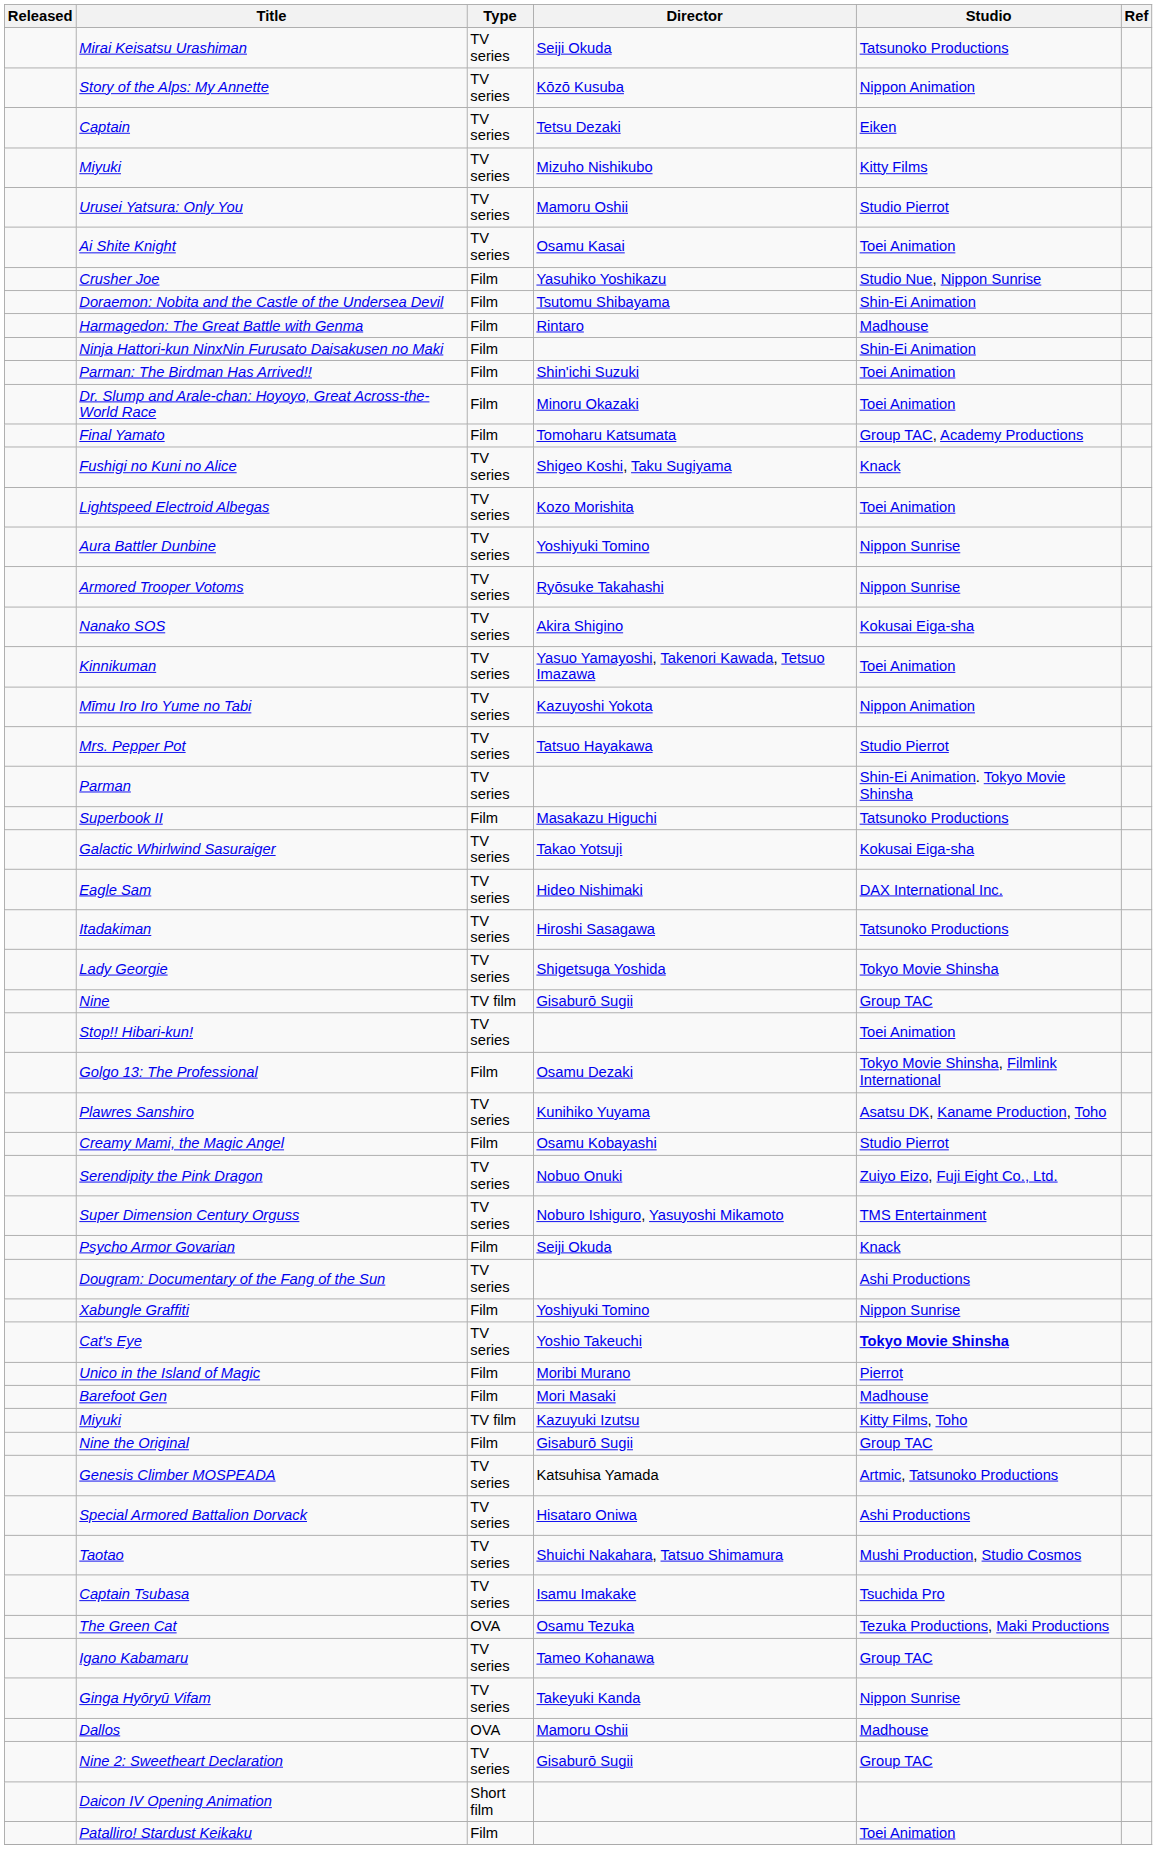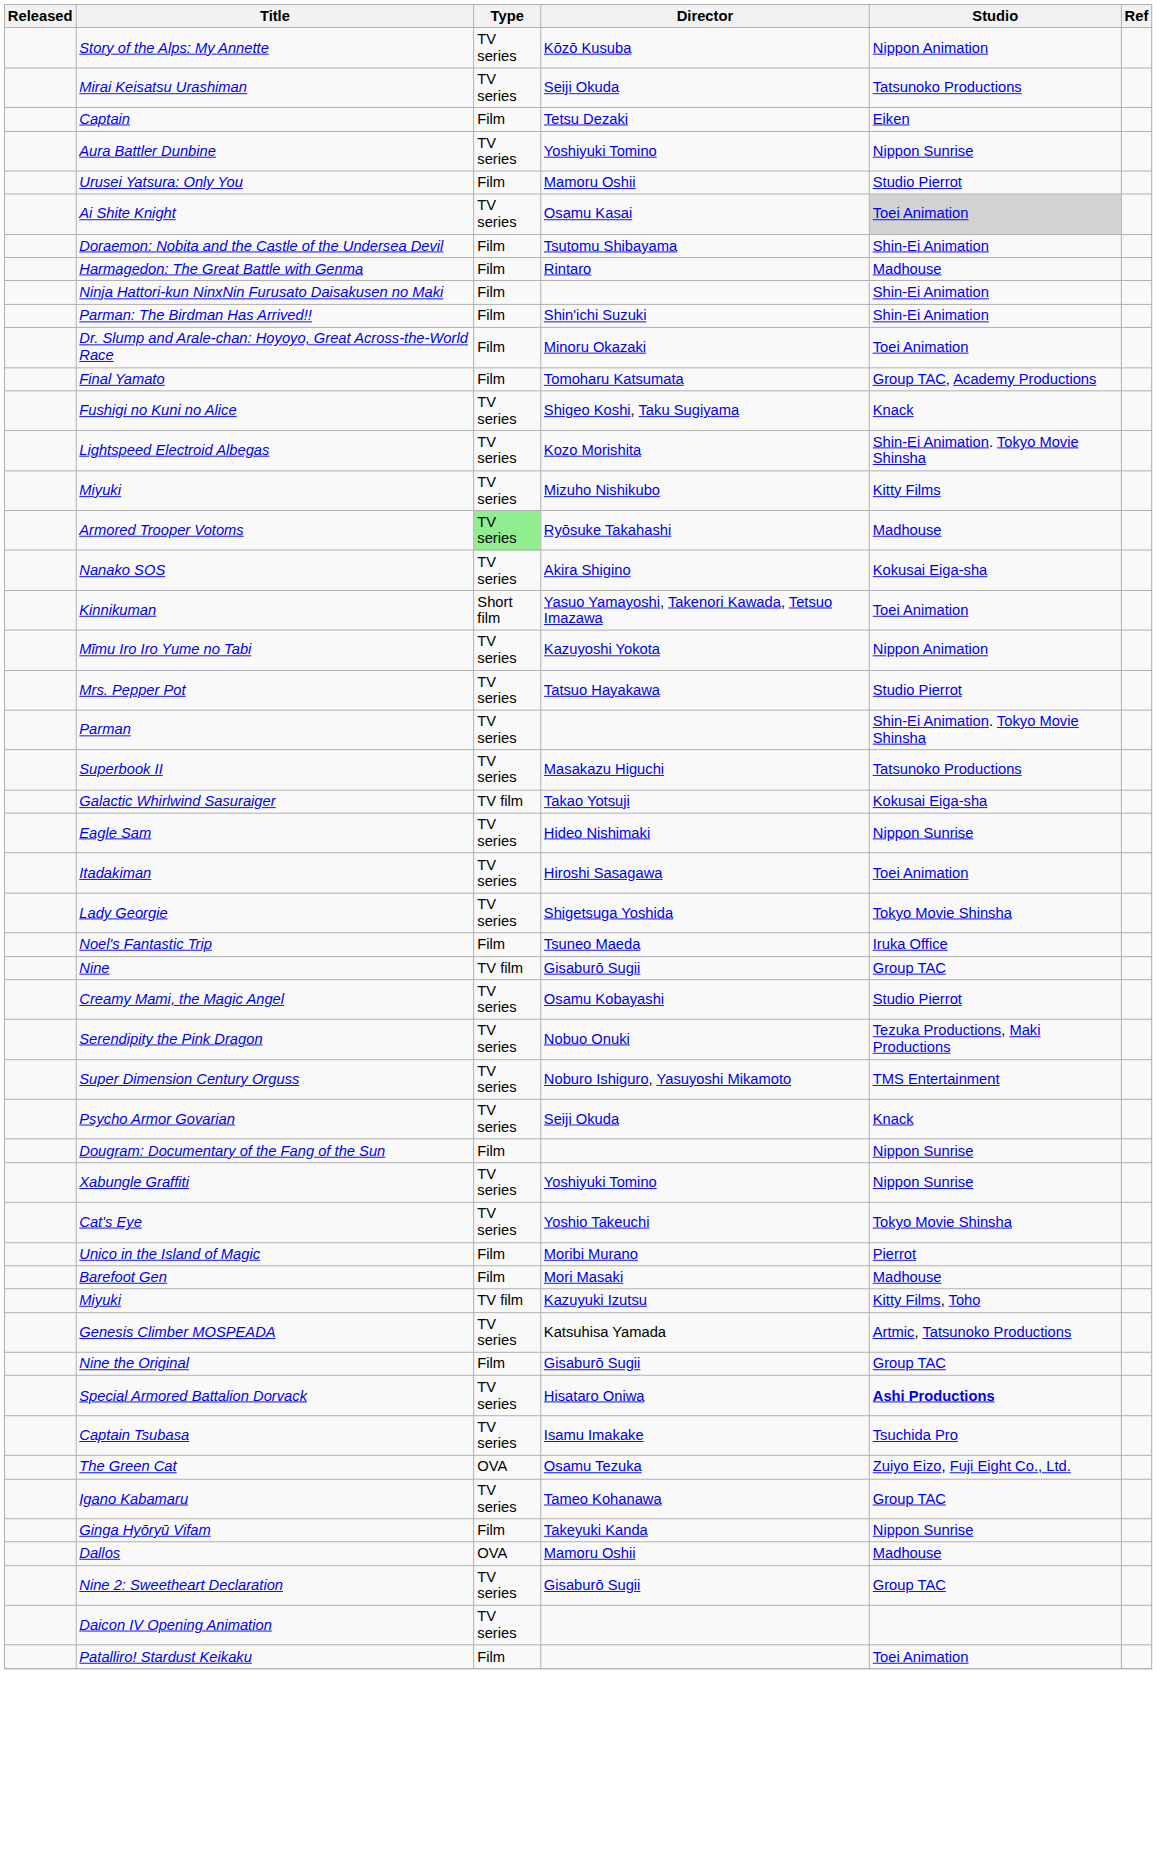rows swapped: (174, 87) <-> (163, 47)
(490, 127) TV series -> (491, 119) Film
rows swapped: (148, 547) <-> (100, 167)
(490, 207) TV series -> (491, 182) Film
(907, 247) no background -> (921, 214) lightgrey background
- row: (119, 278)
(907, 372) Toei Animation -> (931, 315) Shin-Ei Animation
(907, 507) Toei Animation -> (976, 450) Shin-Ei Animation. Tokyo Movie Shinsha
(490, 586) no background -> (497, 530) lightgreen background
(910, 586) Nippon Sunrise -> (907, 530) Madhouse
(490, 666) TV series -> (495, 610) Short film
(484, 818) Film -> (497, 769) TV series
(490, 849) TV series -> (500, 801) TV film
(931, 889) DAX International Inc. -> (923, 833) Nippon Sunrise
(934, 929) Tatsunoko Productions -> (921, 873) Toei Animation
+ row: (146, 944)
- row: (136, 1032)
- row: (168, 1072)
- row: (137, 1112)
(484, 1144) Film -> (497, 999) TV series
(959, 1175) Zuiyo Eizo, Fuji Eight Co., Ltd. -> (957, 1039) Tezuka Productions, Maki Productions
(484, 1247) Film -> (497, 1119) TV series
(490, 1278) TV series -> (491, 1150) Film
(915, 1278) Ashi Productions -> (923, 1150) Nippon Sunrise
(484, 1310) Film -> (497, 1182) TV series
(934, 1342) bold -> (942, 1222) normal
rows swapped: (134, 1443) <-> (177, 1475)
(915, 1515) normal -> (934, 1395) bold
- row: (102, 1555)
(984, 1626) Tezuka Productions, Maki Productions -> (972, 1467) Zuiyo Eizo, Fuji Eight Co., Ltd.
(490, 1698) TV series -> (491, 1530) Film
(488, 1801) Short film -> (497, 1625) TV series
